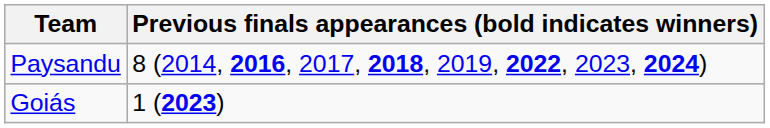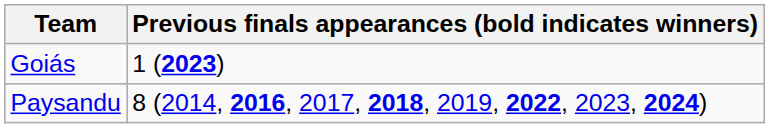rows swapped: (66, 63) <-> (43, 102)
